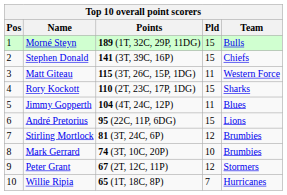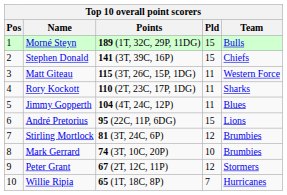(210, 89) 15 -> (210, 89) 11
